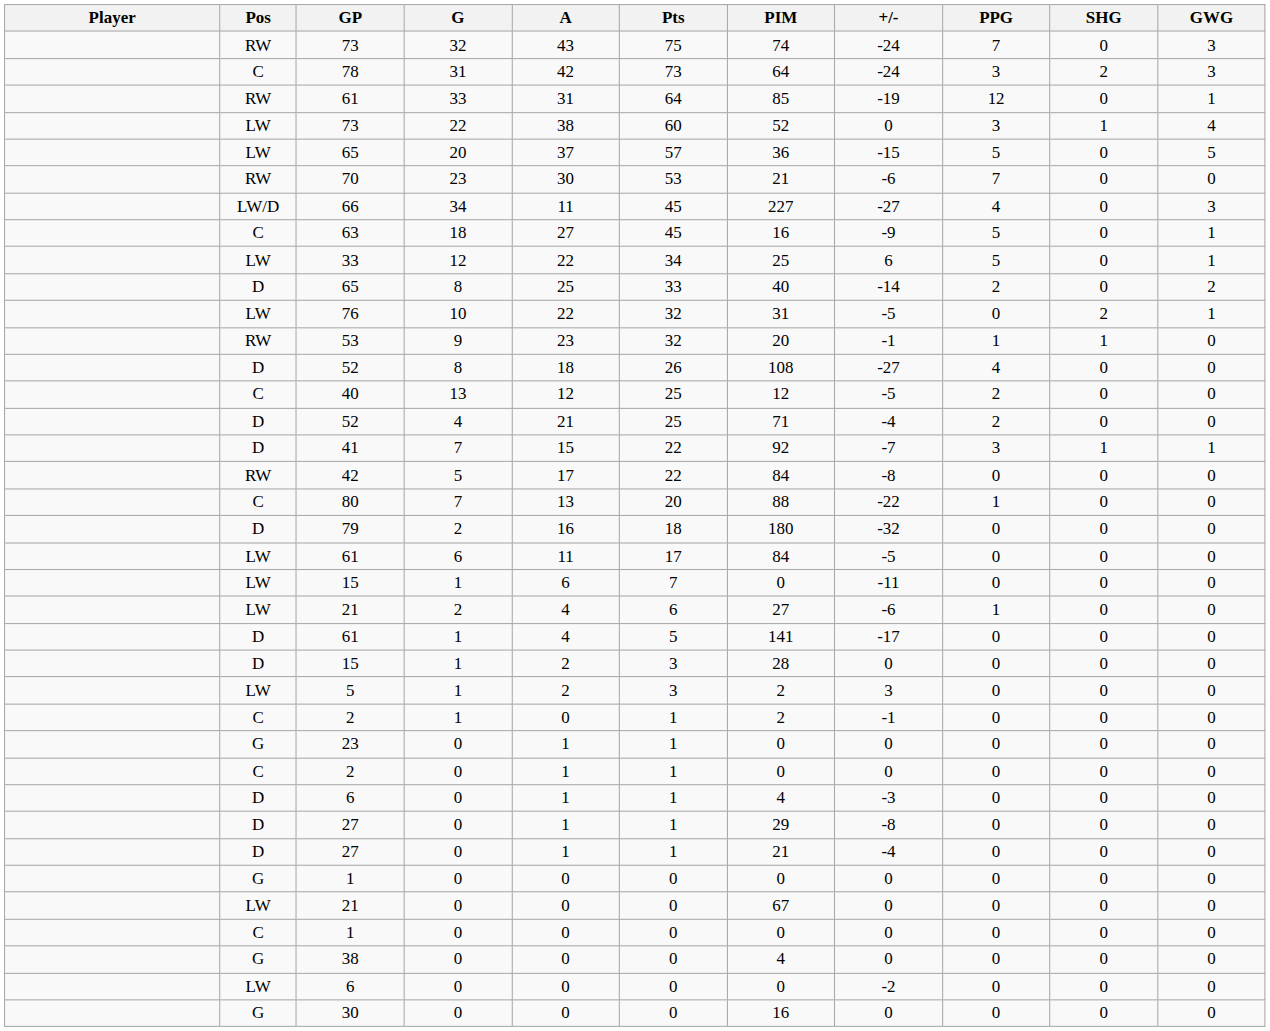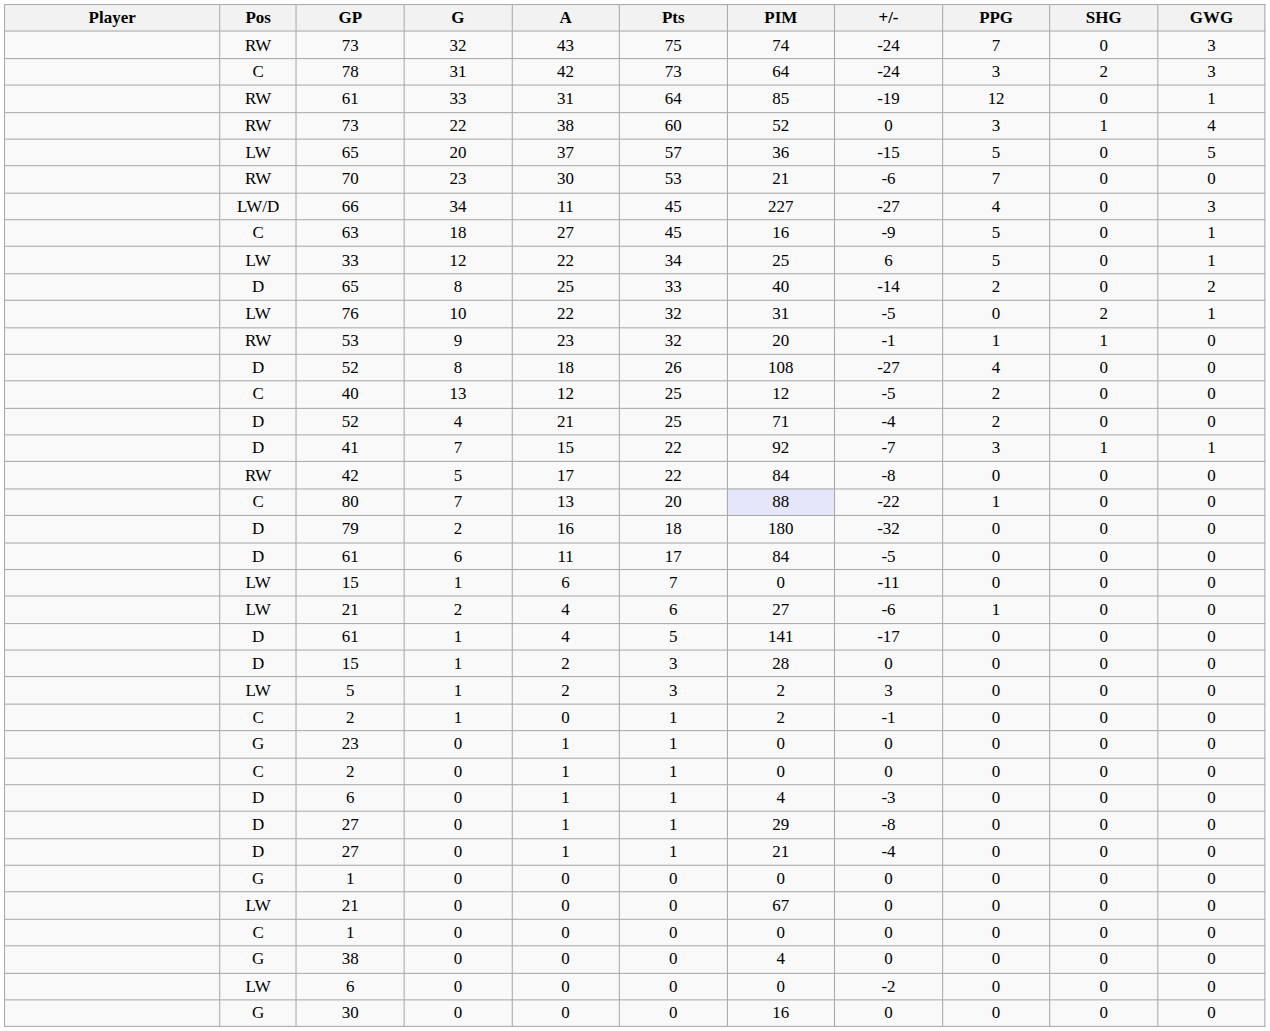(258, 125) LW -> (258, 125) RW
(781, 502) no background -> (781, 502) lavender background
(258, 555) LW -> (258, 555) D
